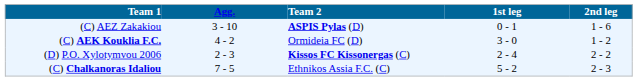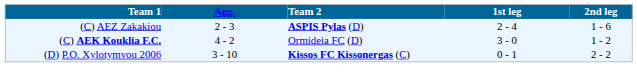(225, 26) 3 - 10 -> (225, 26) 2 - 3
(507, 26) 0 - 1 -> (507, 26) 2 - 4
(225, 54) 2 - 3 -> (225, 54) 3 - 10
(507, 54) 2 - 4 -> (507, 54) 0 - 1
- row: (105, 68)
